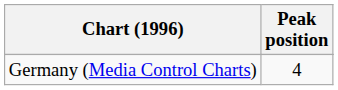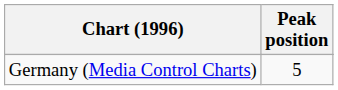(297, 69) 4 -> (297, 69) 5
